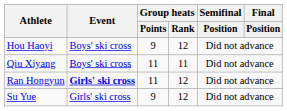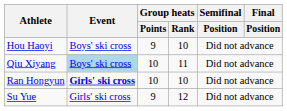(183, 46) 12 -> (183, 46) 10
(100, 63) no background -> (100, 63) lightblue background
(153, 63) 11 -> (153, 63) 10
(153, 80) 11 -> (153, 80) 10
(183, 80) 12 -> (183, 80) 10
